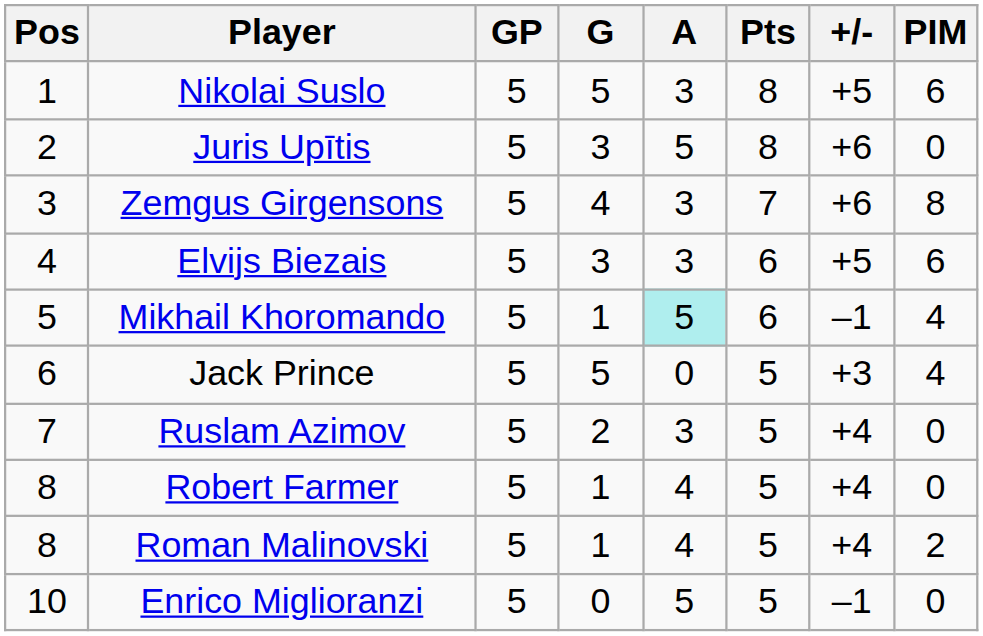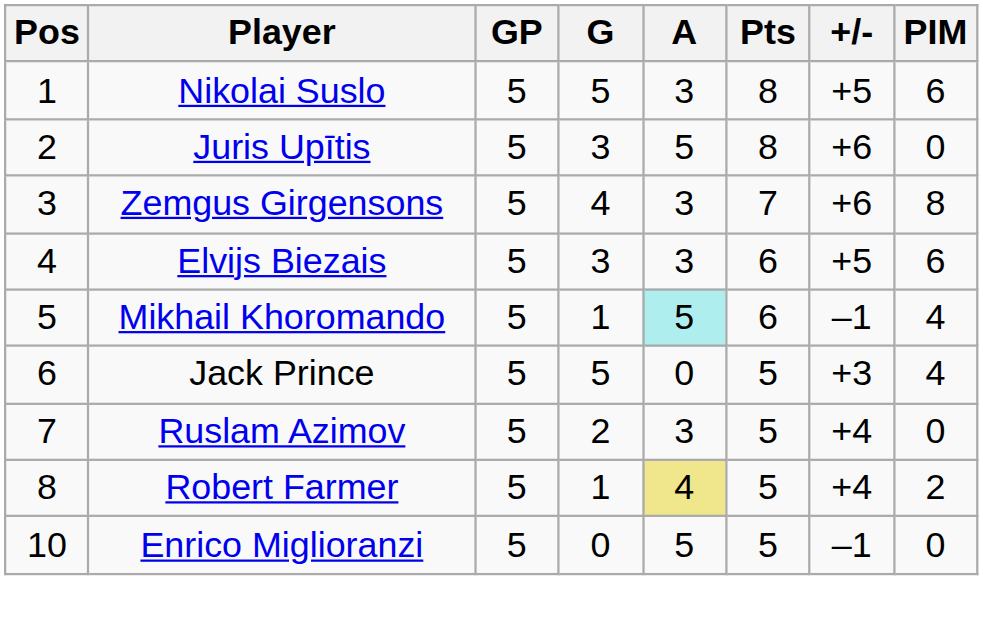(684, 487) no background -> (684, 487) khaki background
(935, 487) 0 -> (935, 487) 2
- row: (282, 544)
